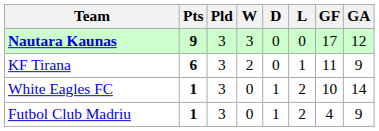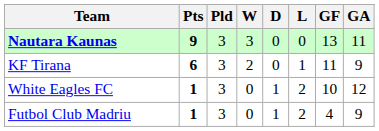(329, 41) 17 -> (329, 41) 13
(359, 41) 12 -> (359, 41) 11
(359, 89) 14 -> (359, 89) 12
